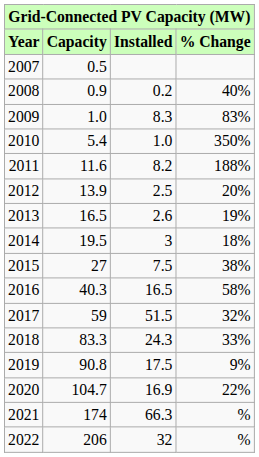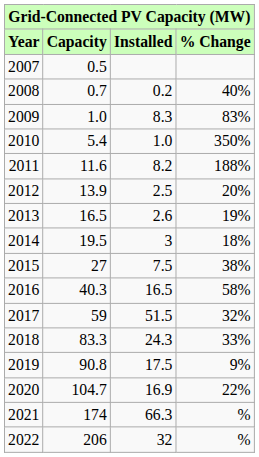(97, 91) 0.9 -> (97, 91) 0.7
